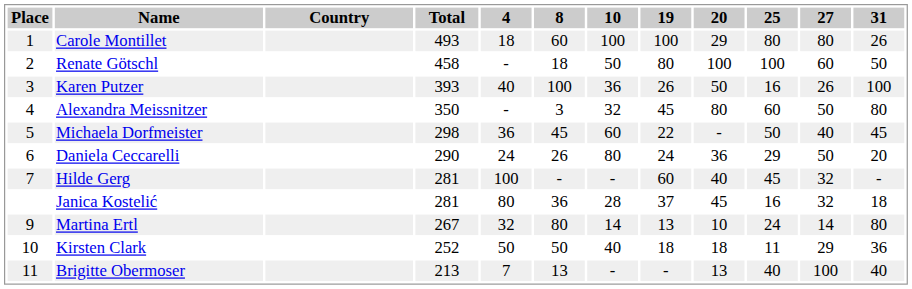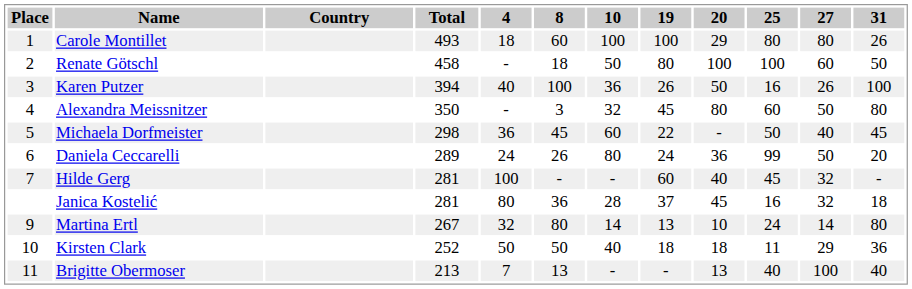(447, 87) 393 -> (447, 87) 394
(447, 156) 290 -> (447, 156) 289
(772, 156) 29 -> (772, 156) 99
